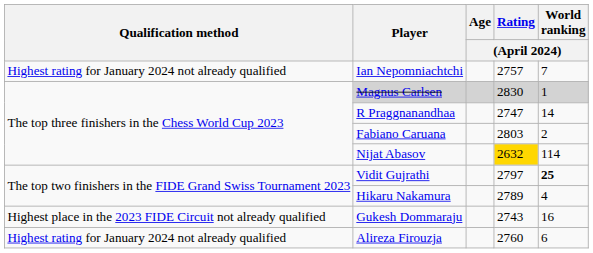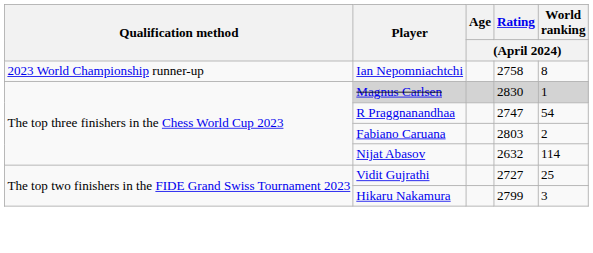(147, 71) Highest rating for January 2024 not already qualified -> (106, 71) 2023 World Championship runner-up
(510, 71) 2757 -> (510, 71) 2758
(544, 71) 7 -> (544, 71) 8
(548, 112) 14 -> (548, 112) 54
(510, 154) gold background -> (510, 154) no background
(510, 175) 2797 -> (510, 175) 2727
(548, 175) bold -> (548, 175) normal
(510, 196) 2789 -> (510, 196) 2799
(544, 196) 4 -> (544, 196) 3
- row: (409, 216)
- row: (399, 237)
